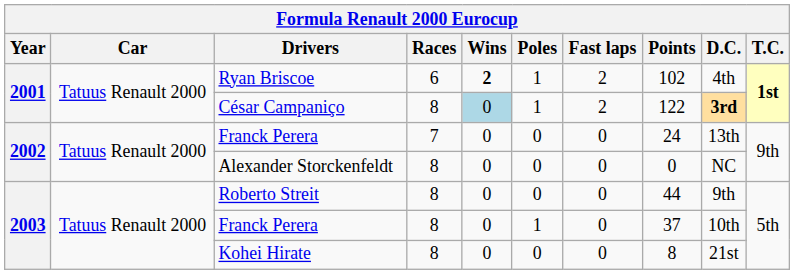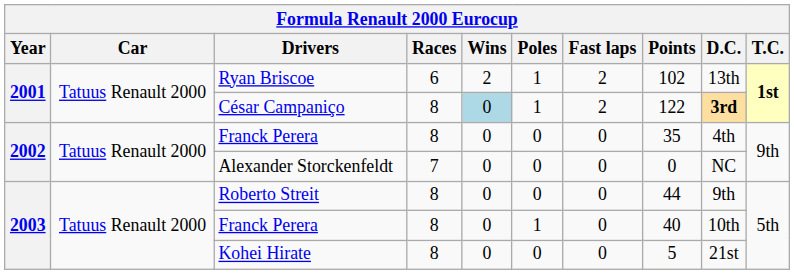(487, 77) bold -> (487, 77) normal
(724, 77) 4th -> (724, 77) 13th
(434, 136) 7 -> (434, 136) 8
(672, 136) 24 -> (672, 136) 35
(724, 136) 13th -> (724, 136) 4th
(434, 165) 8 -> (434, 165) 7
(672, 224) 37 -> (672, 224) 40
(672, 253) 8 -> (672, 253) 5
